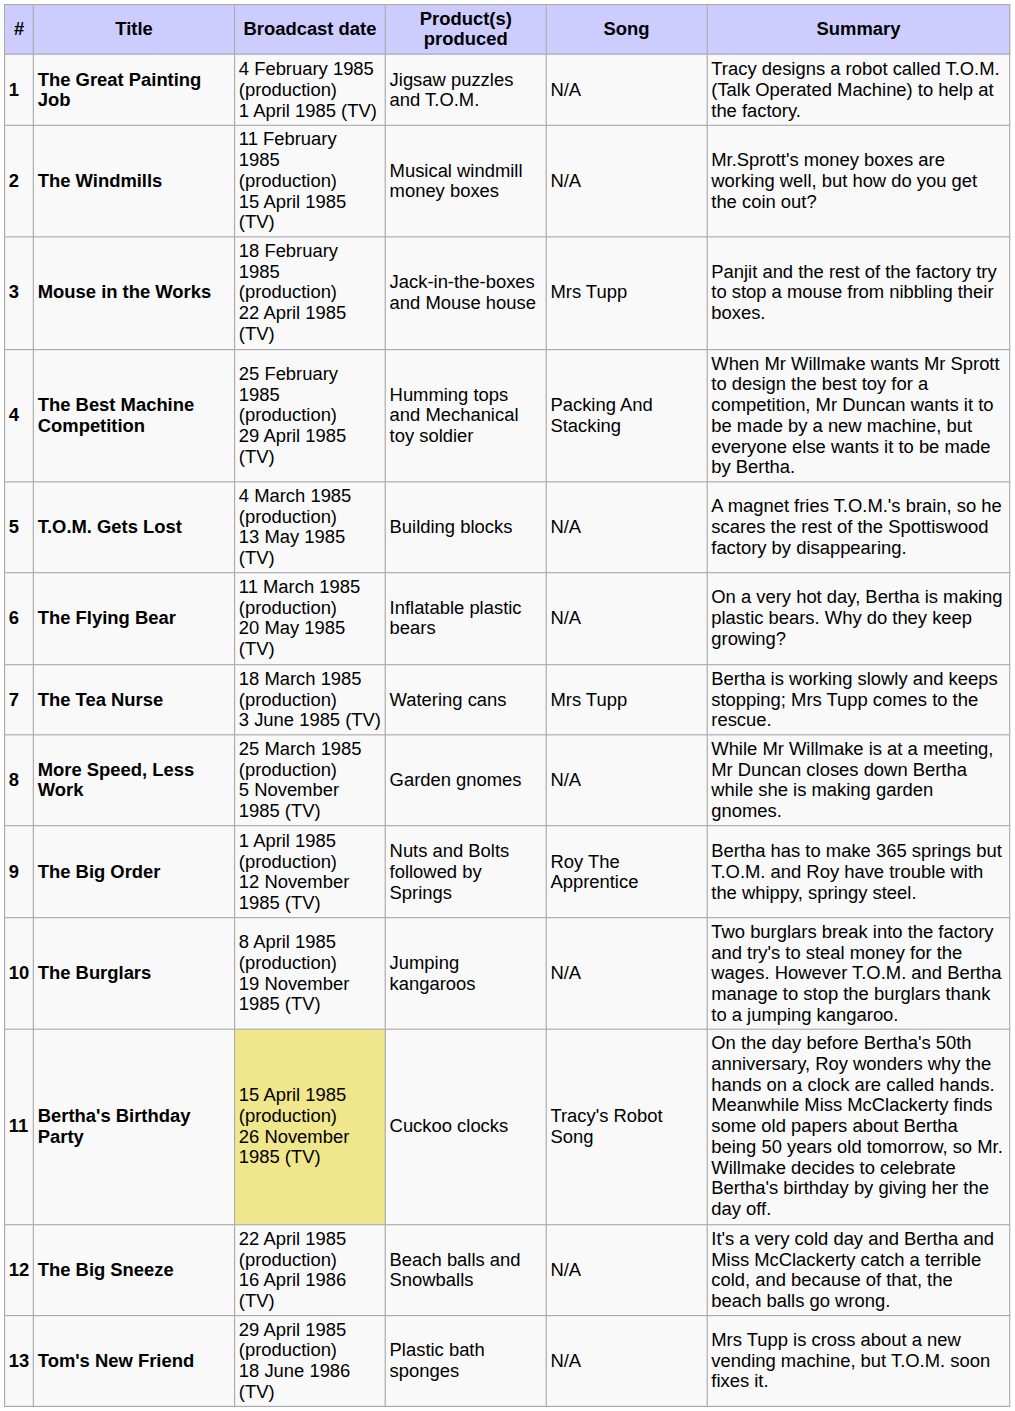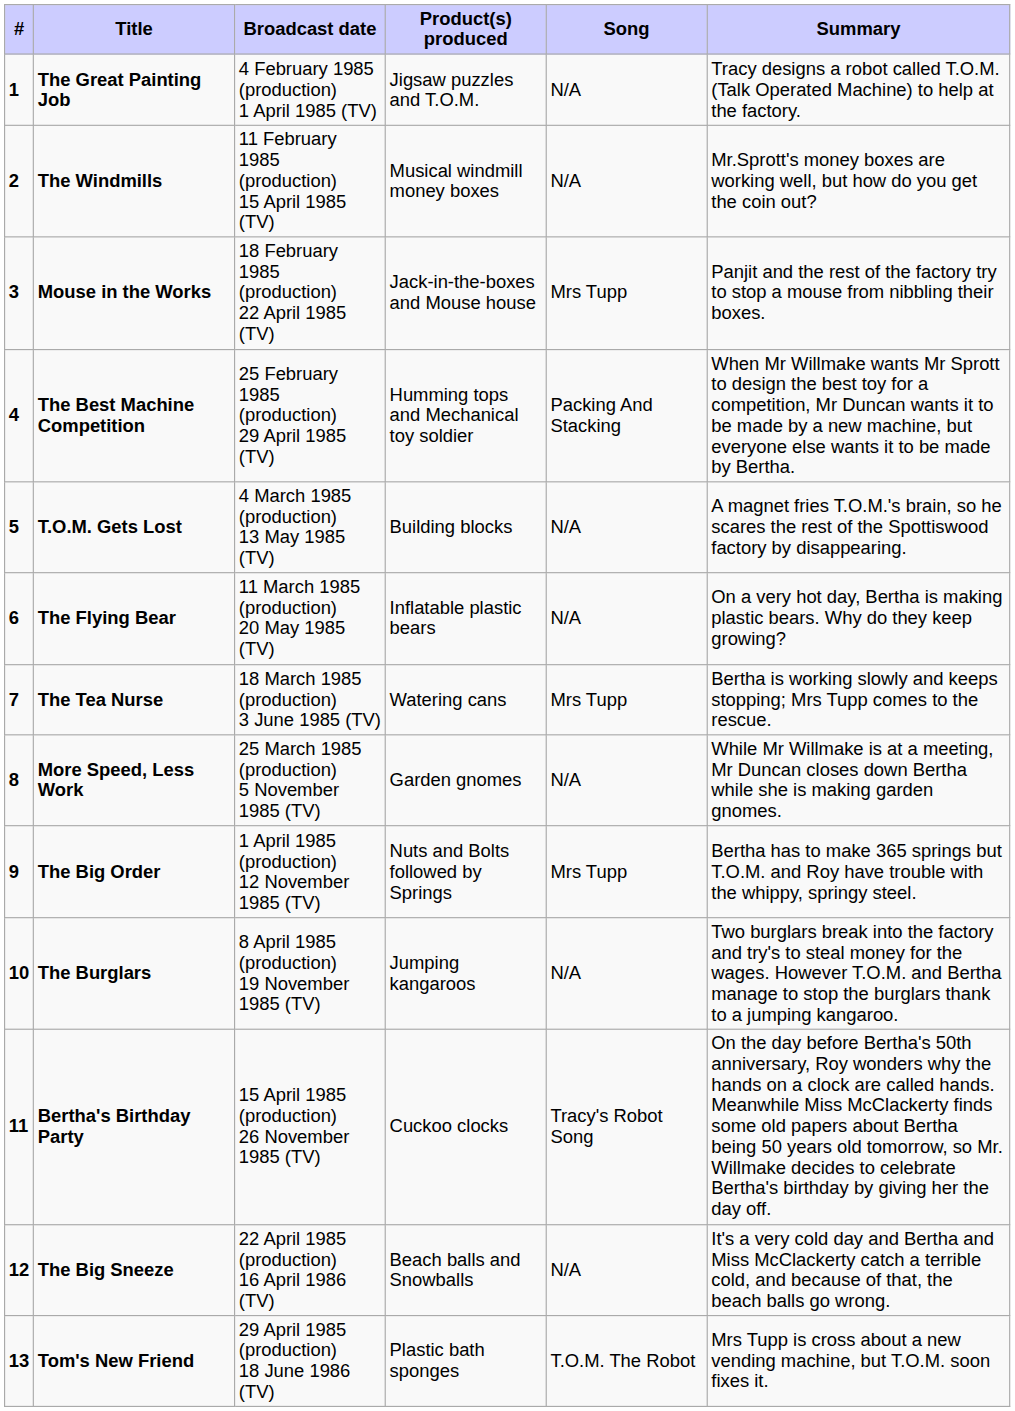(594, 871) Roy The Apprentice -> (589, 871) Mrs Tupp
(294, 1126) khaki background -> (294, 1126) no background
(566, 1360) N/A -> (623, 1360) T.O.M. The Robot
